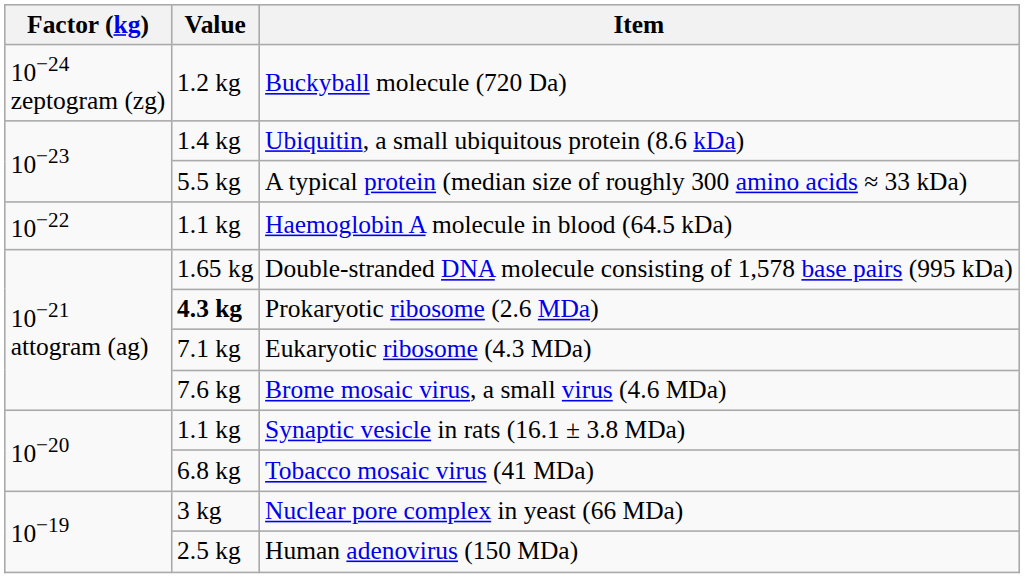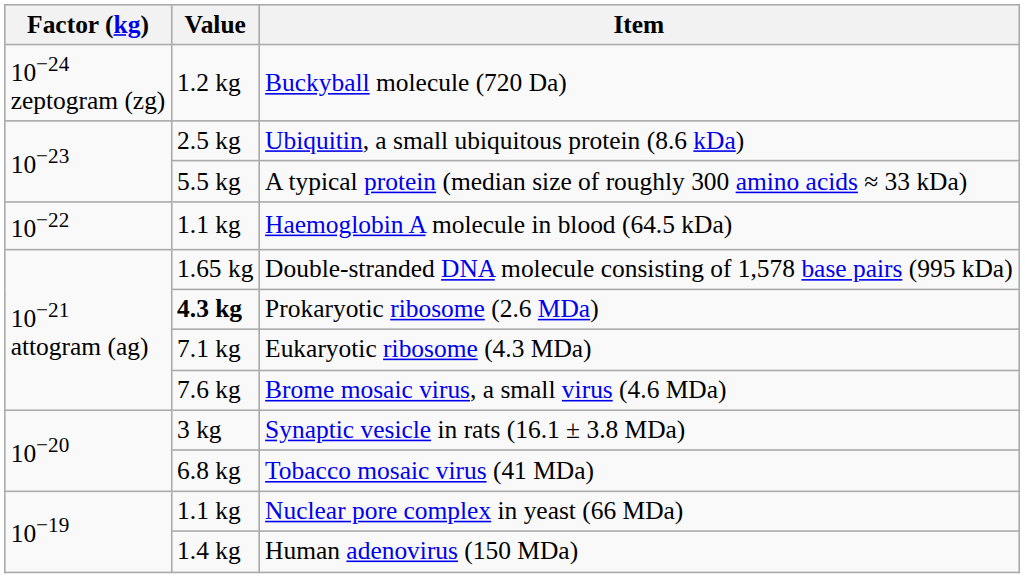(209, 140) 1.4 kg -> (209, 140) 2.5 kg
(209, 430) 1.1 kg -> (199, 430) 3 kg
(199, 510) 3 kg -> (209, 510) 1.1 kg
(209, 551) 2.5 kg -> (209, 551) 1.4 kg
